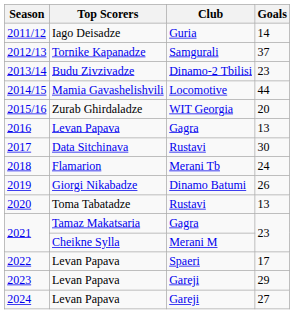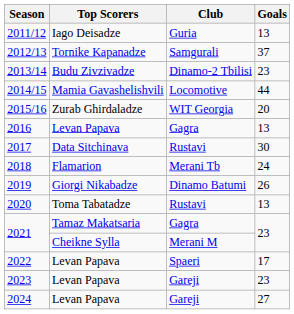(264, 33) 14 -> (264, 33) 13
(264, 280) 29 -> (264, 280) 23
